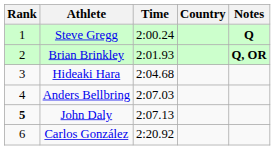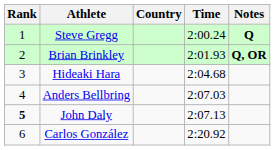columns swapped: (203, 14) <-> (155, 14)
